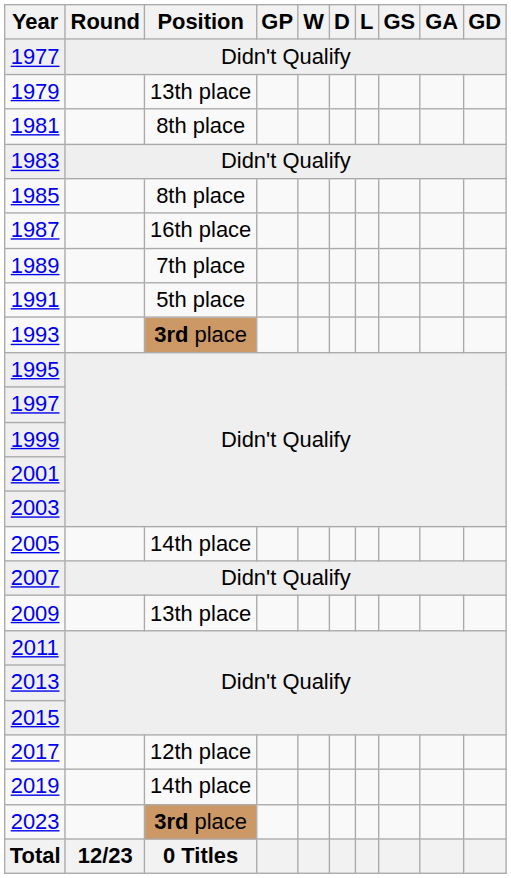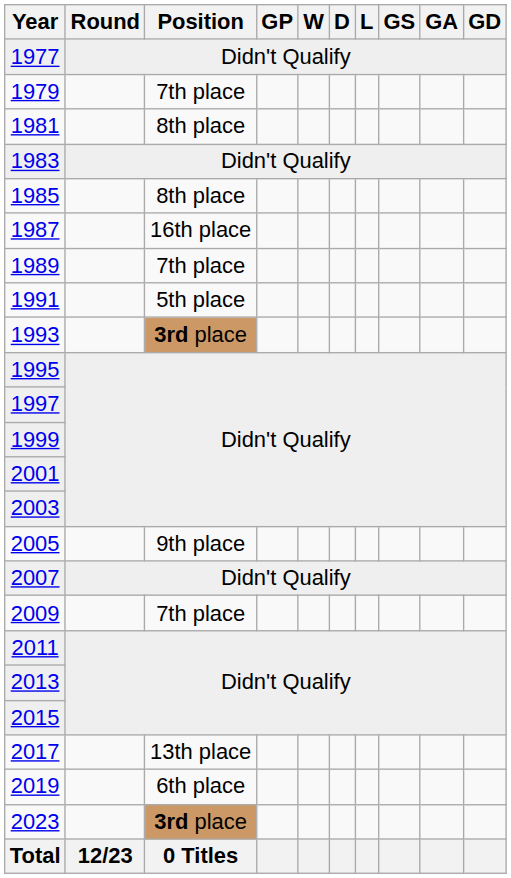(201, 91) 13th place -> (201, 91) 7th place
(201, 543) 14th place -> (201, 543) 9th place
(201, 612) 13th place -> (201, 612) 7th place
(201, 751) 12th place -> (201, 751) 13th place
(201, 786) 14th place -> (201, 786) 6th place
